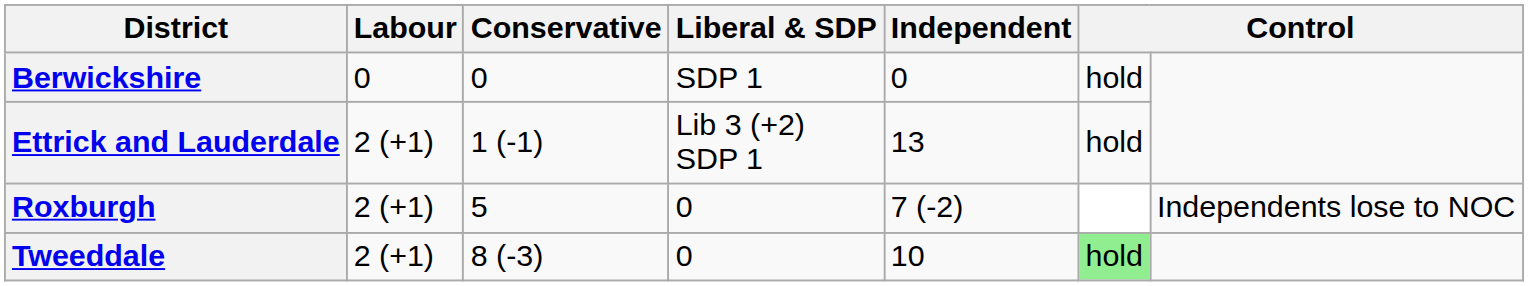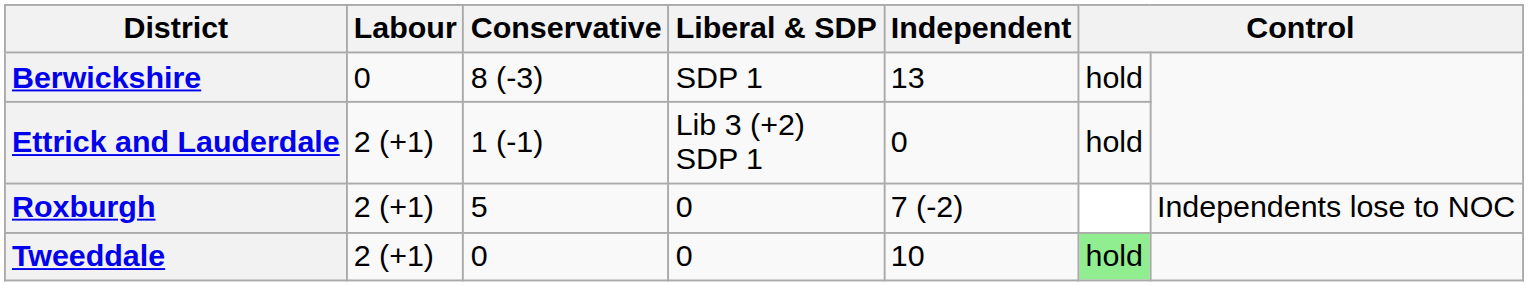(479, 76) 0 -> (507, 76) 8 (-3)
(899, 76) 0 -> (908, 76) 13
(908, 142) 13 -> (899, 142) 0
(507, 255) 8 (-3) -> (479, 255) 0
